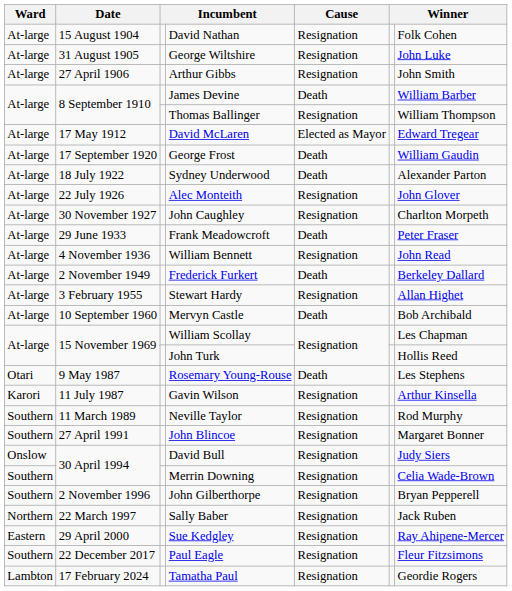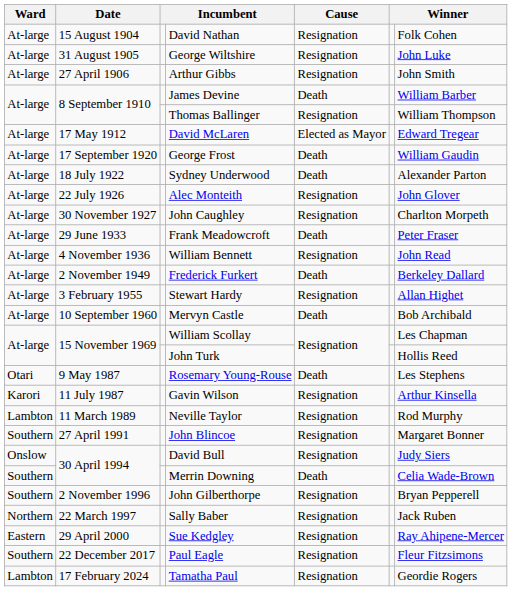(30, 415) Southern -> (30, 415) Lambton
(328, 475) Resignation -> (313, 475) Death
